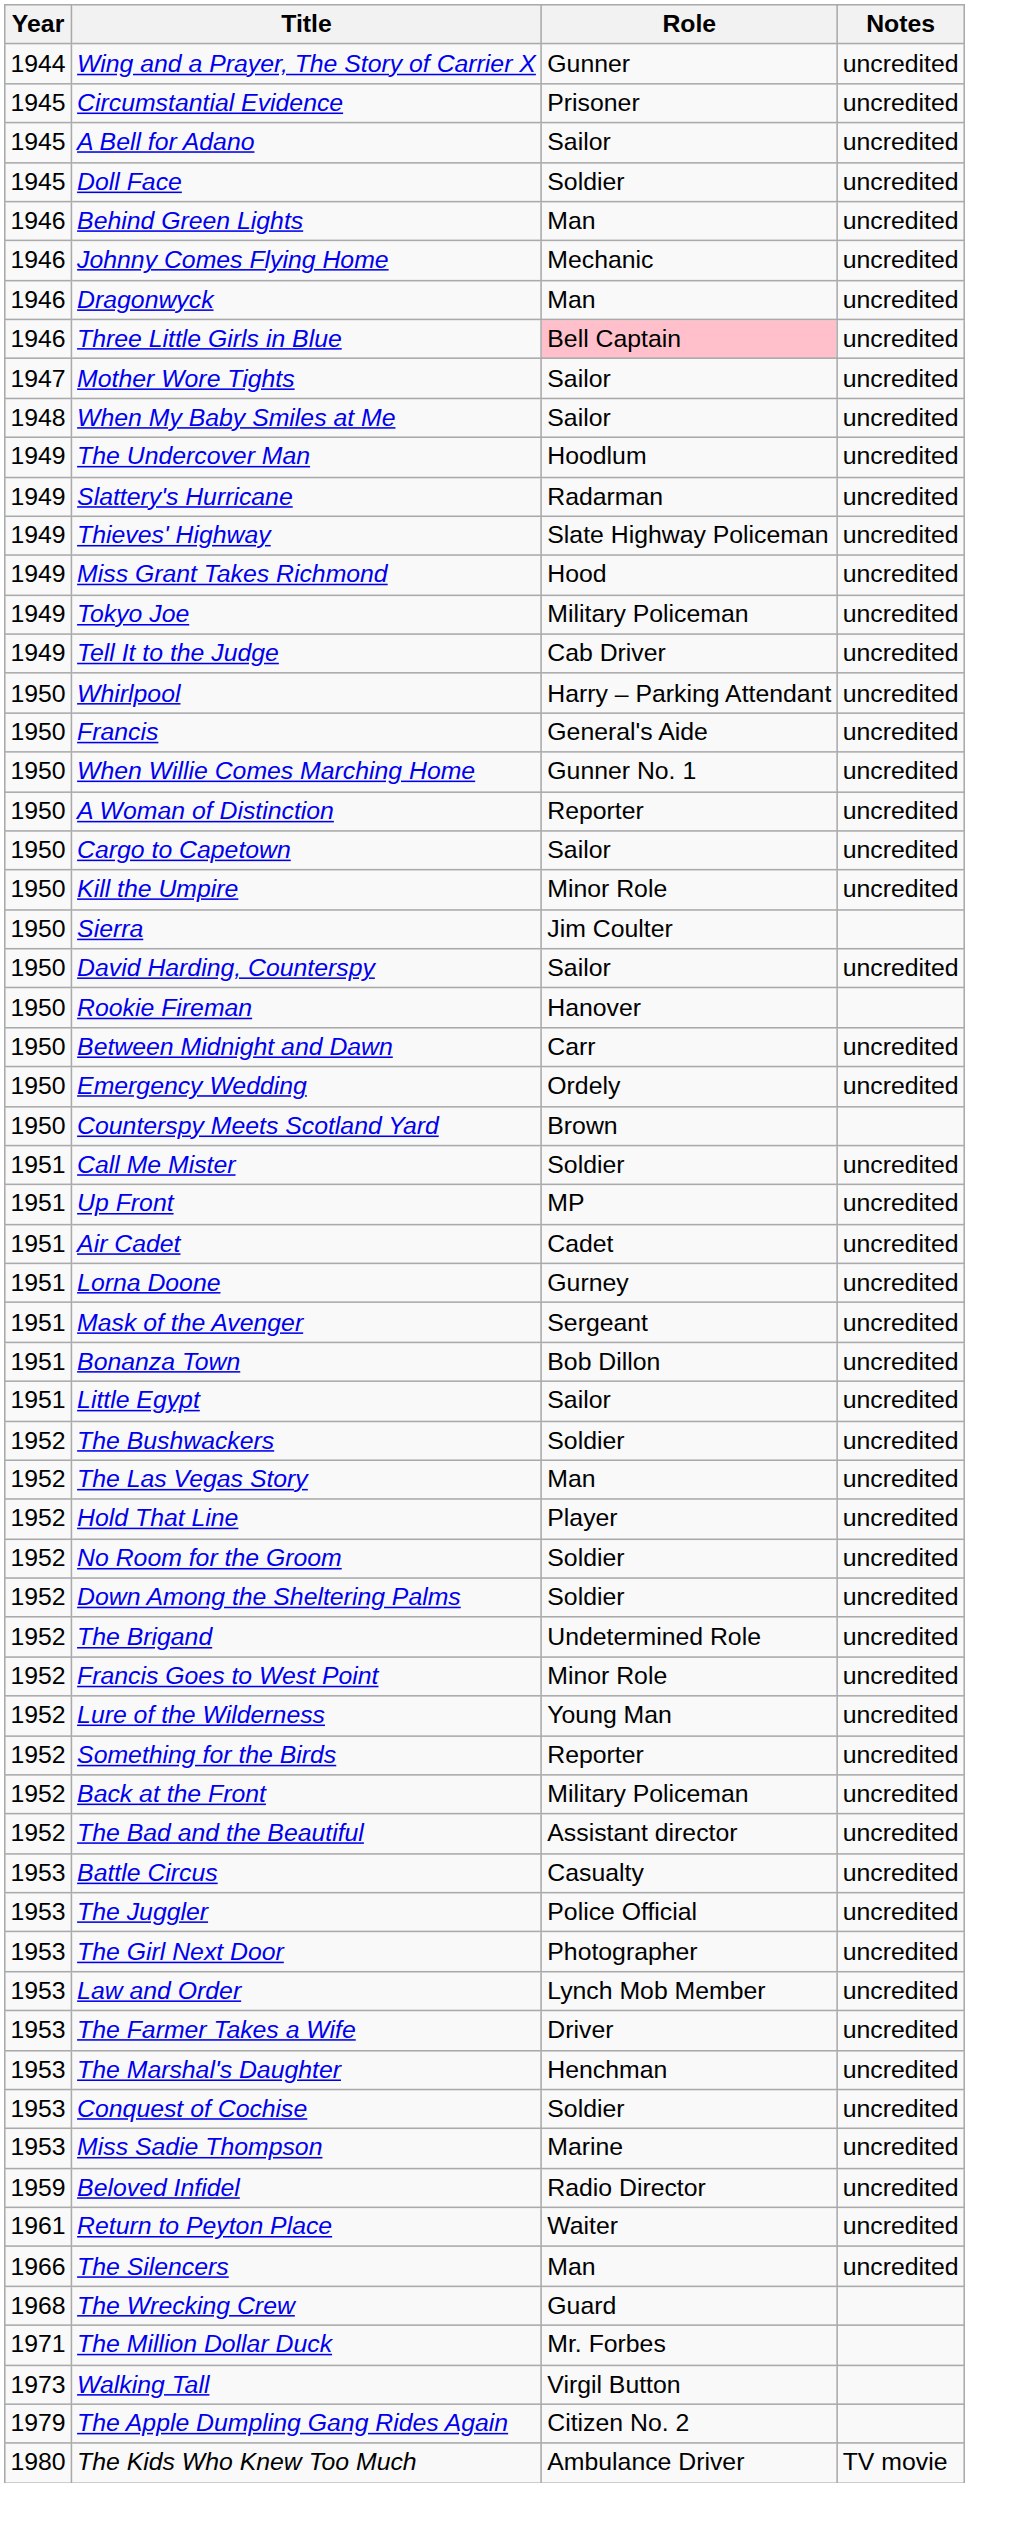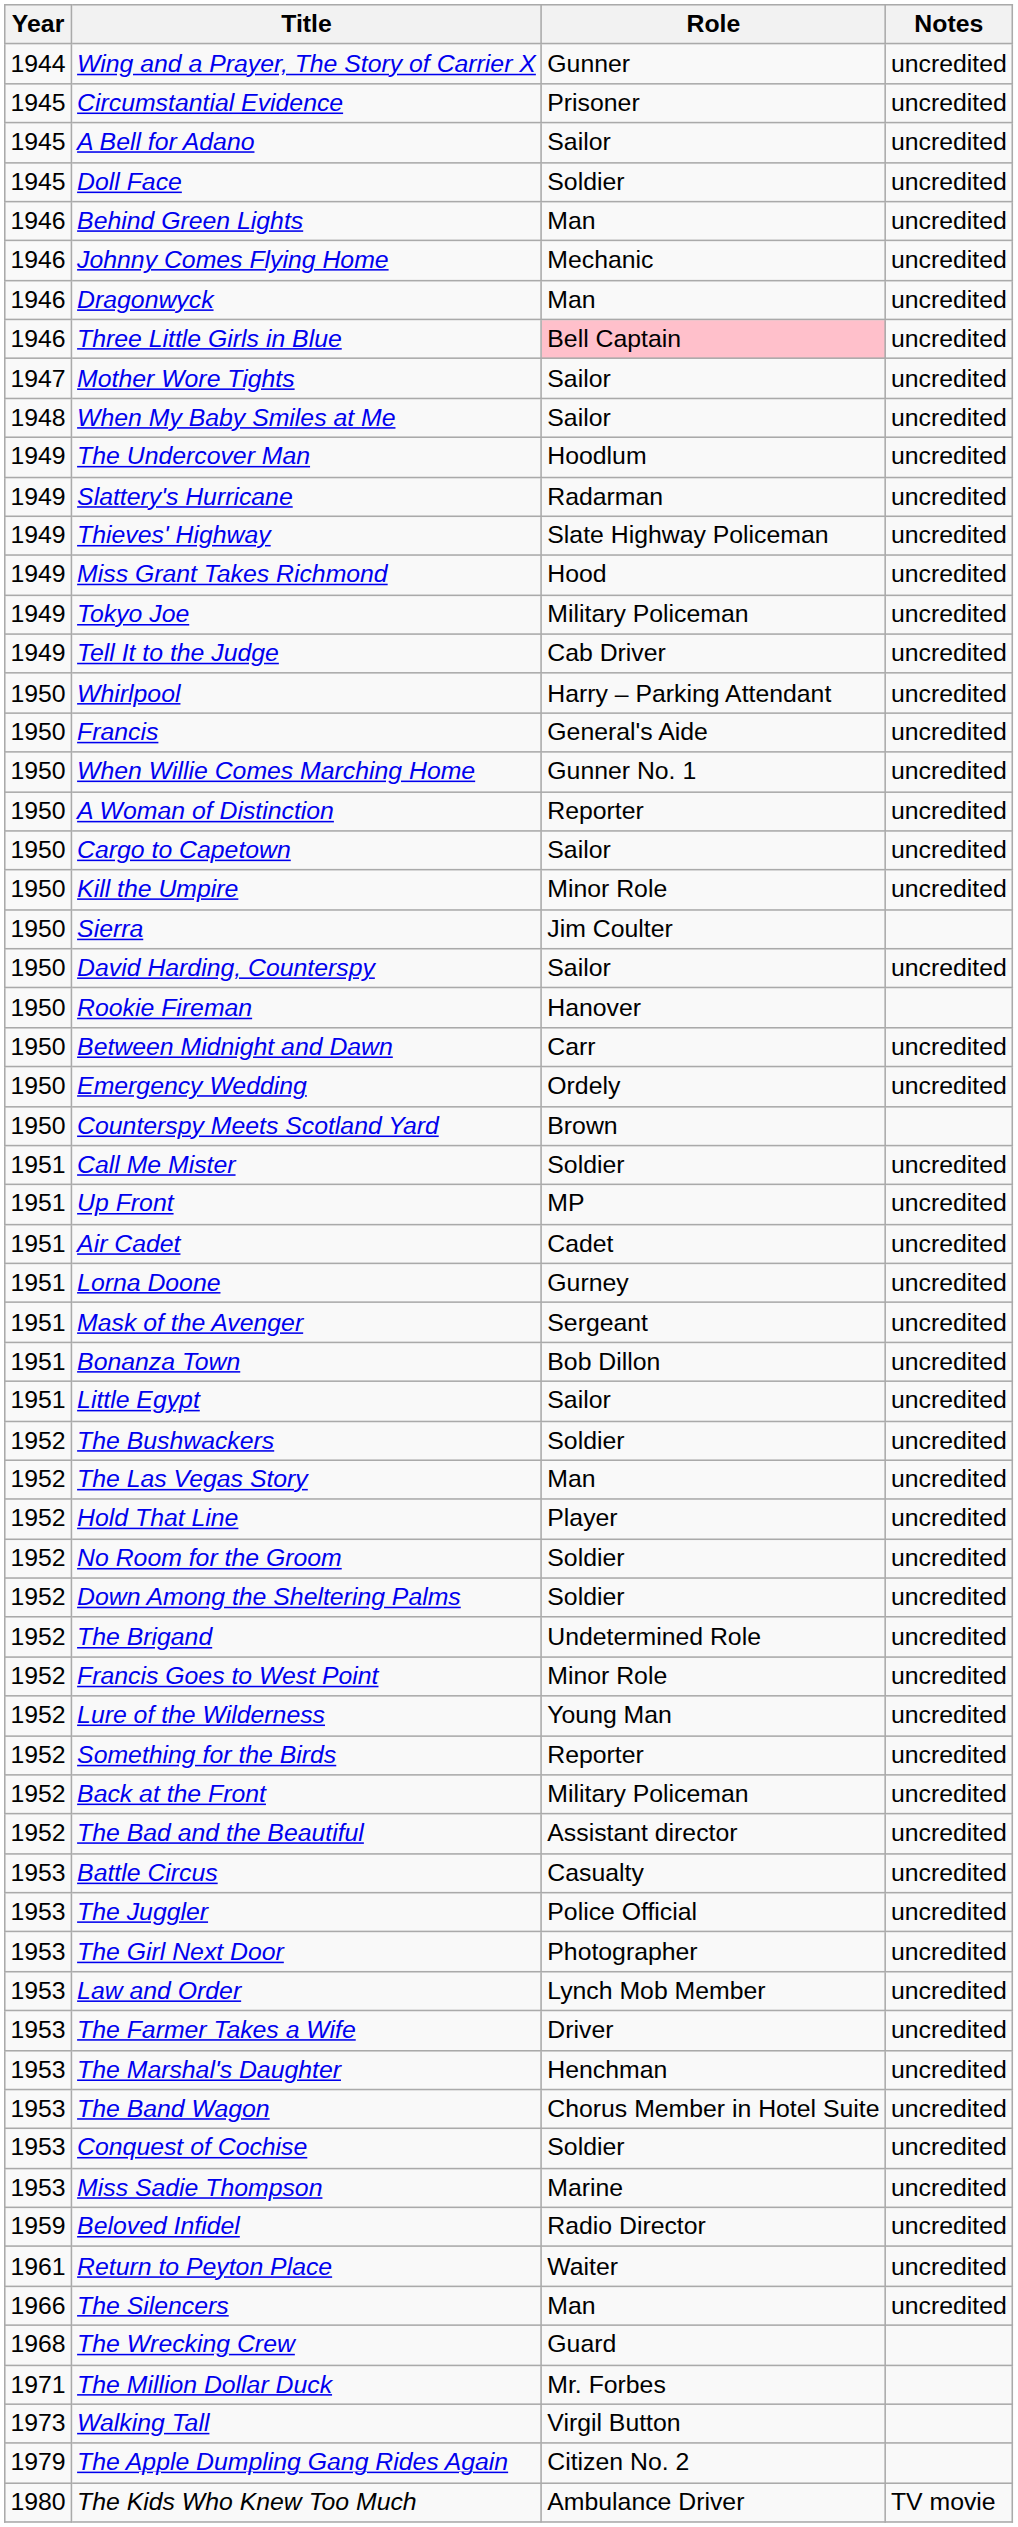+ row: (173, 2108)
